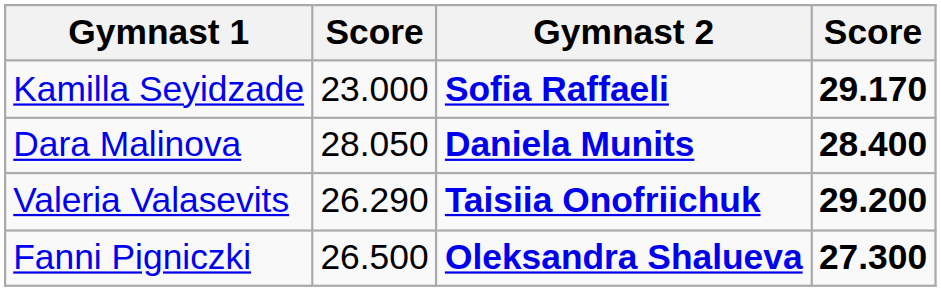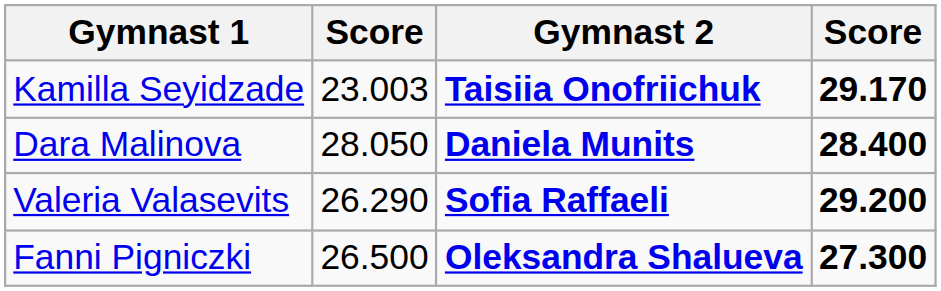(375, 88) 23.000 -> (375, 88) 23.003
(557, 88) Sofia Raffaeli -> (603, 88) Taisiia Onofriichuk
(603, 200) Taisiia Onofriichuk -> (557, 200) Sofia Raffaeli
